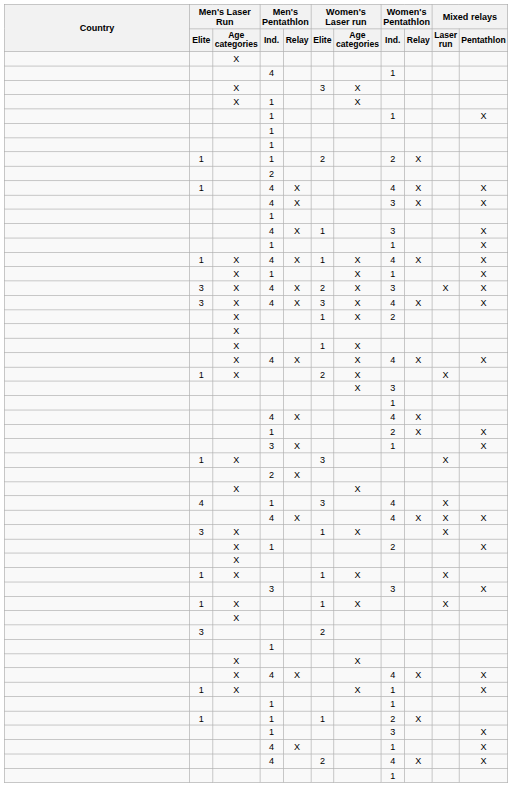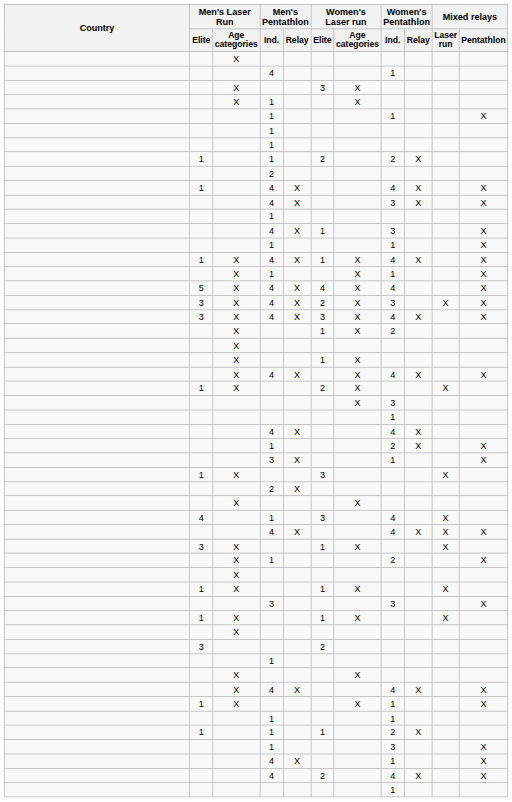+ row: (201, 289)
